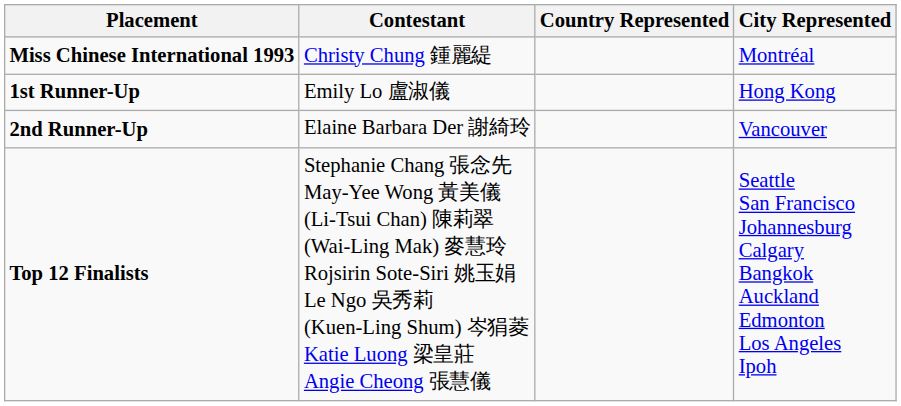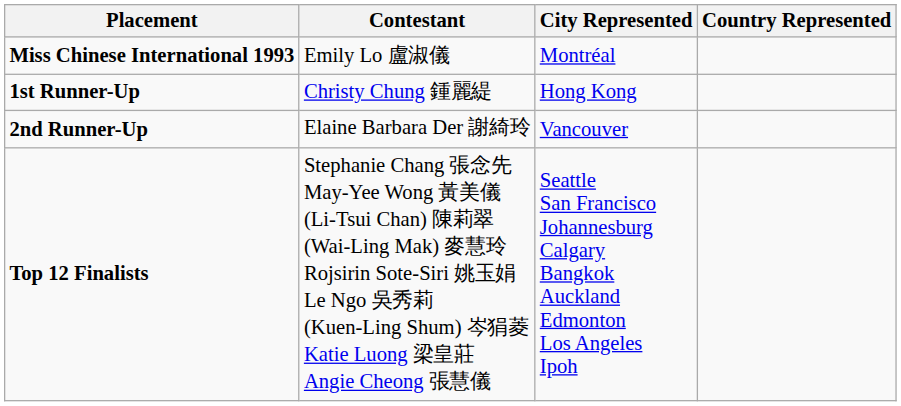columns swapped: (815, 20) <-> (634, 20)
(398, 54) Christy Chung 鍾麗緹 -> (377, 54) Emily Lo 盧淑儀
(377, 91) Emily Lo 盧淑儀 -> (398, 91) Christy Chung 鍾麗緹
